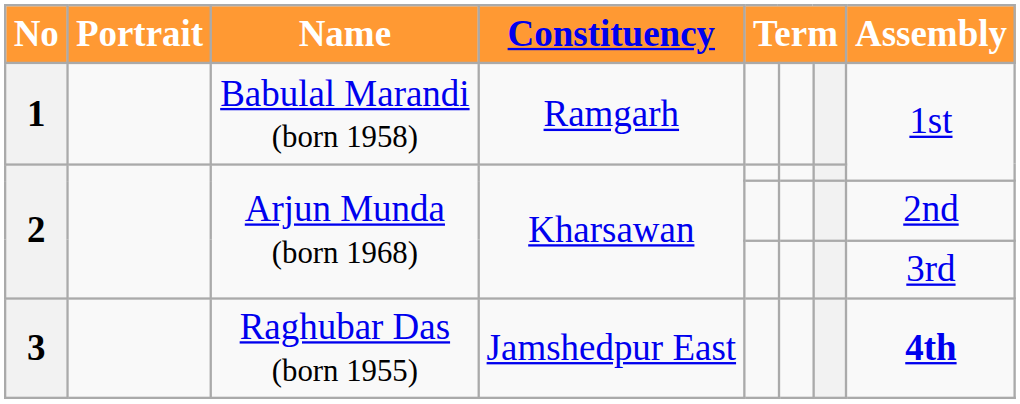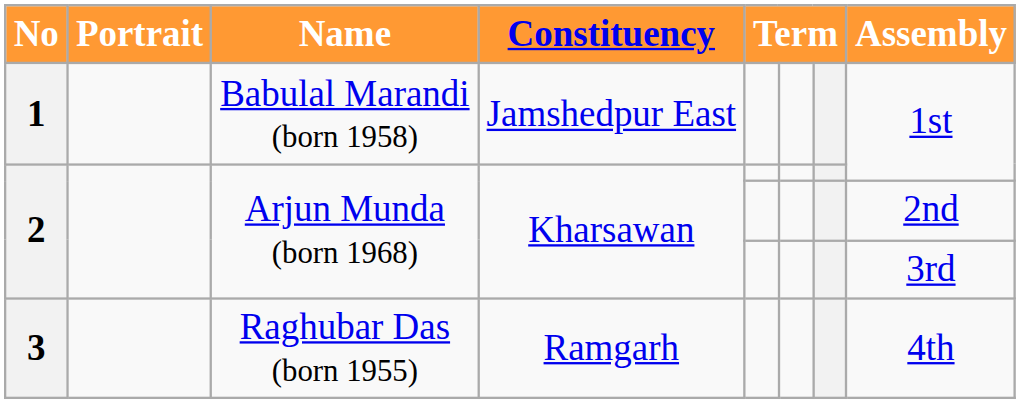(611, 113) Ramgarh -> (611, 113) Jamshedpur East
(611, 347) Jamshedpur East -> (611, 347) Ramgarh
(931, 347) bold -> (931, 347) normal
